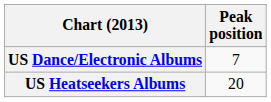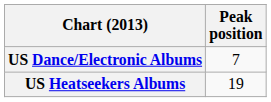(236, 84) 20 -> (236, 84) 19
